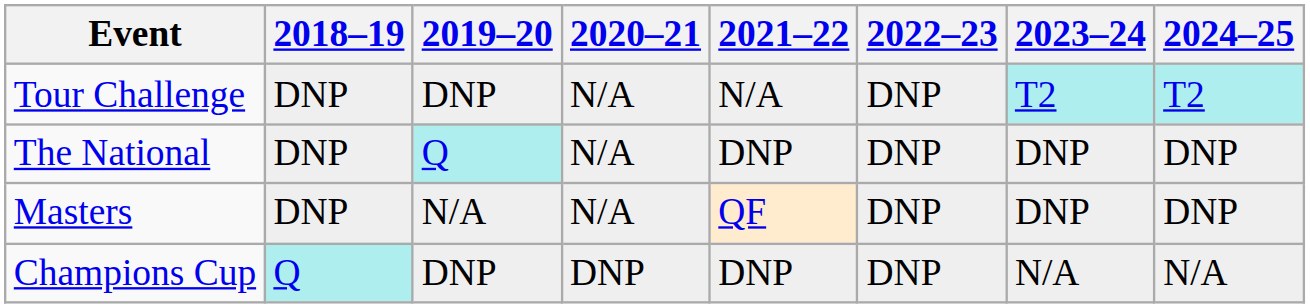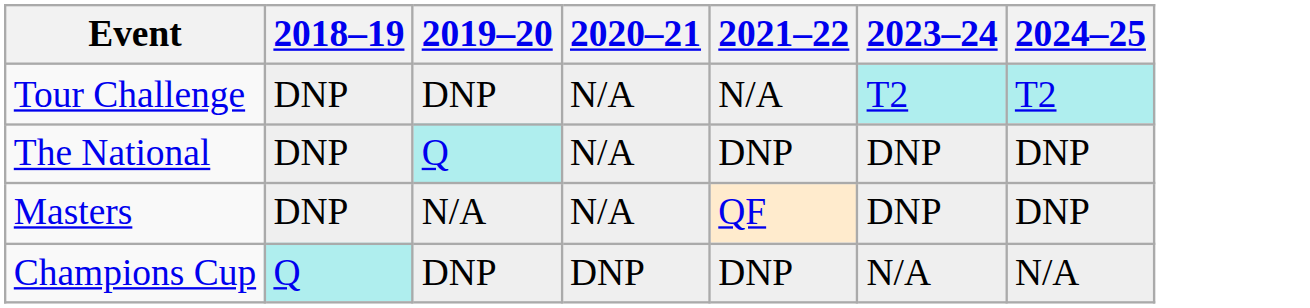- column: (932, 34)
